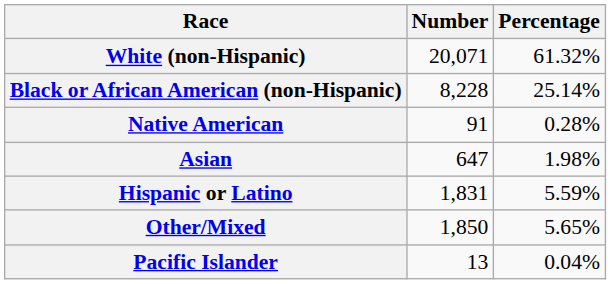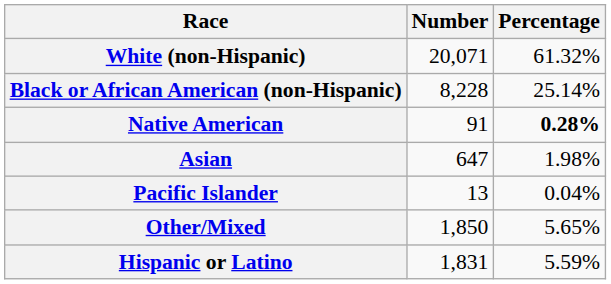(572, 124) normal -> (570, 124) bold
rows swapped: (206, 261) <-> (206, 192)
